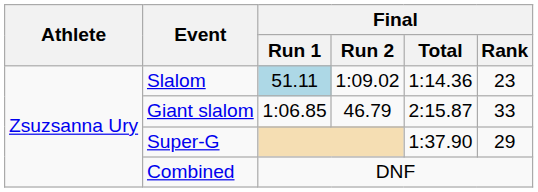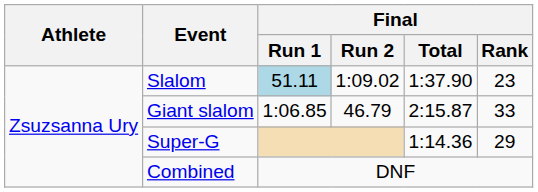(440, 80) 1:14.36 -> (440, 80) 1:37.90
(440, 141) 1:37.90 -> (440, 141) 1:14.36
